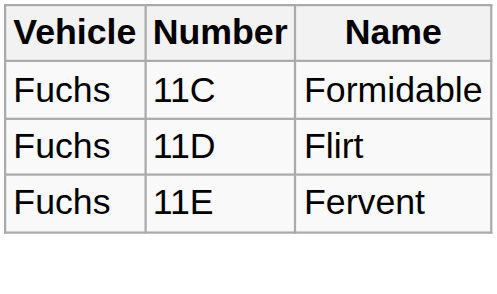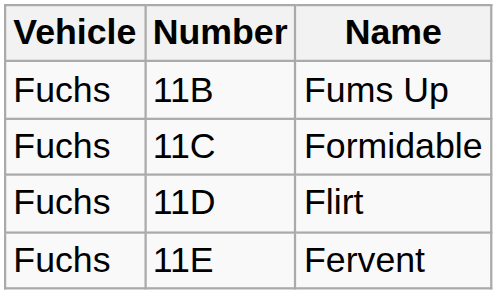+ row: (376, 89)
